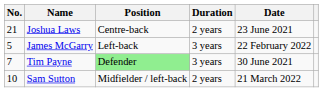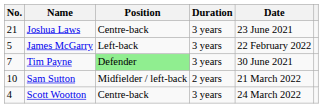(207, 29) 2 years -> (207, 29) 3 years
+ row: (57, 95)
